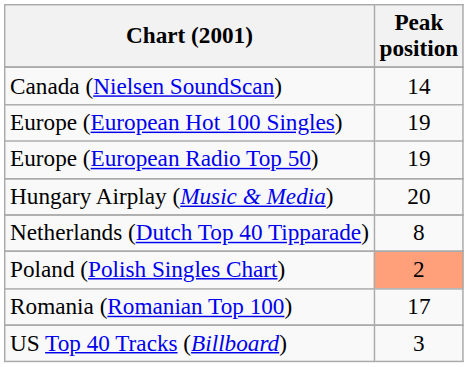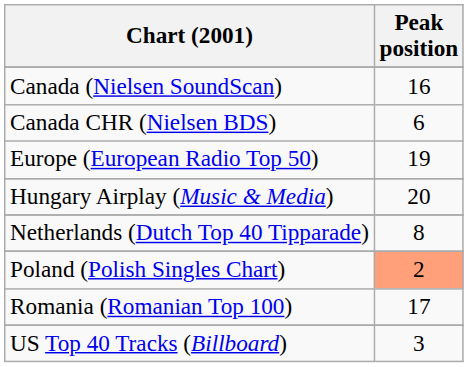(419, 85) 14 -> (419, 85) 16
+ row: (143, 122)
- row: (176, 122)
